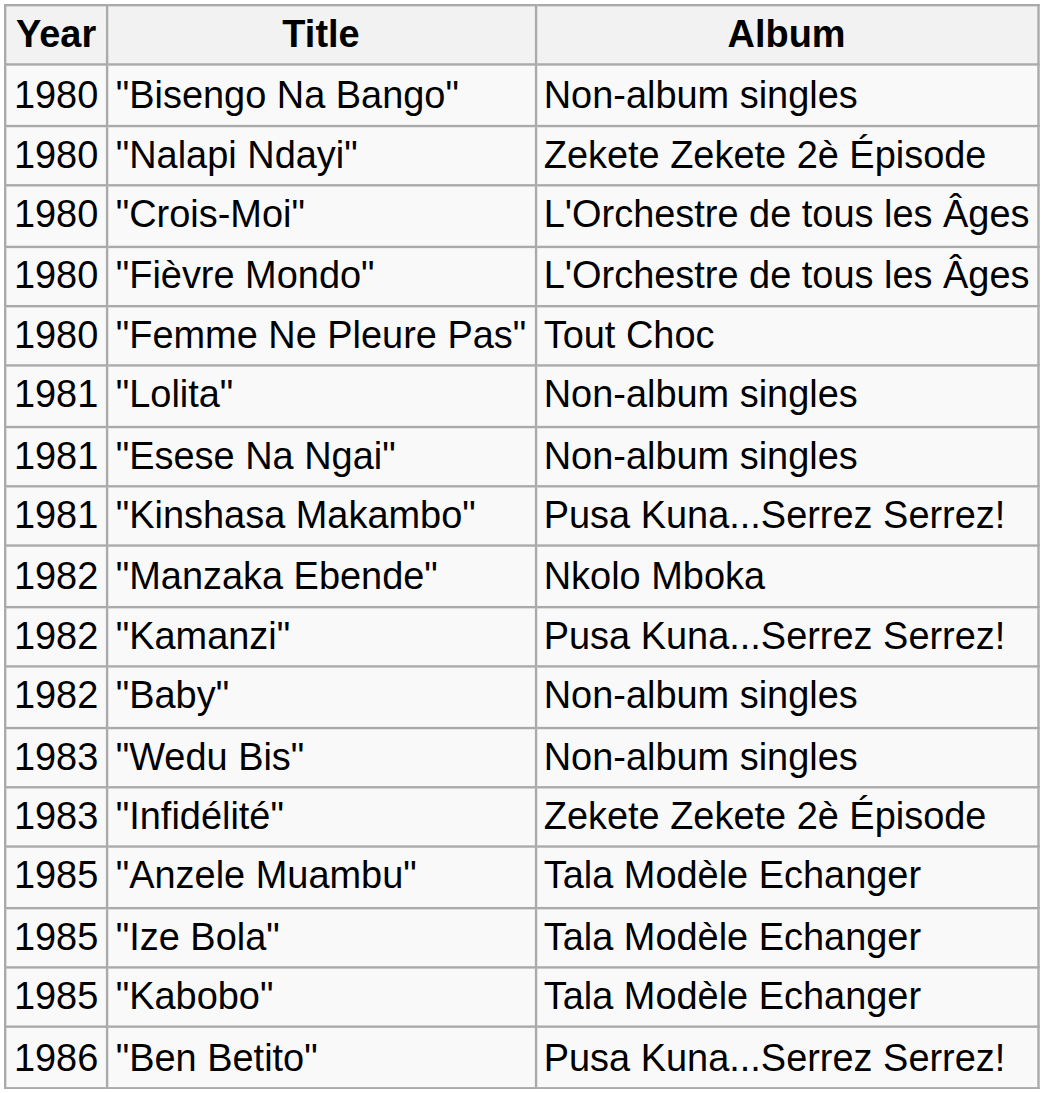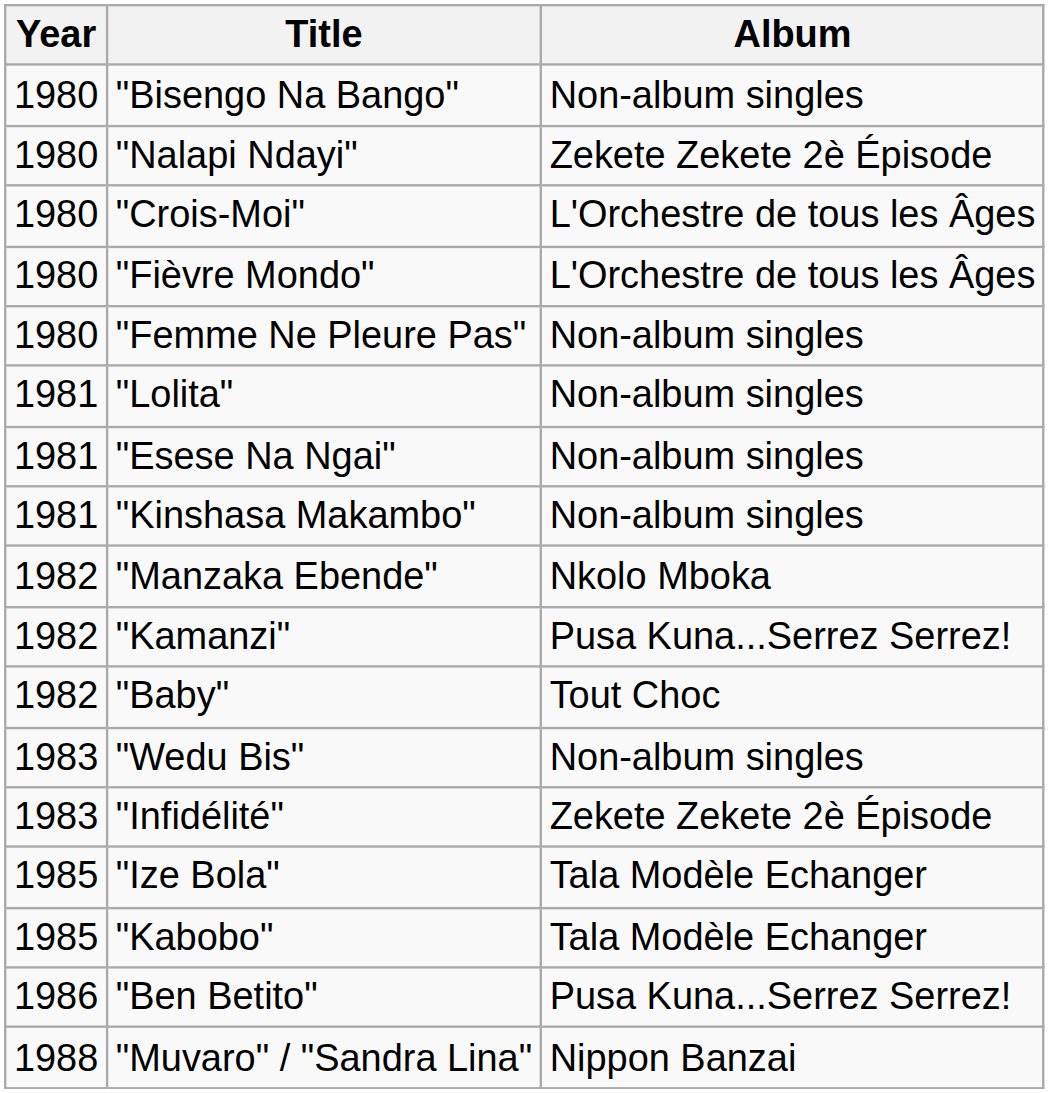(629, 335) Tout Choc -> (707, 335) Non-album singles
(775, 515) Pusa Kuna...Serrez Serrez! -> (707, 515) Non-album singles
(701, 696) Non-album singles -> (635, 696) Tout Choc
- row: (266, 876)
+ row: (324, 1056)
